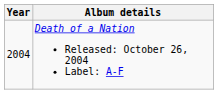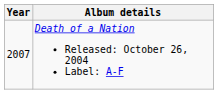(18, 55) 2004 -> (18, 55) 2007
